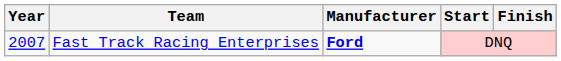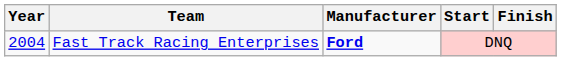(27, 43) 2007 -> (27, 43) 2004
